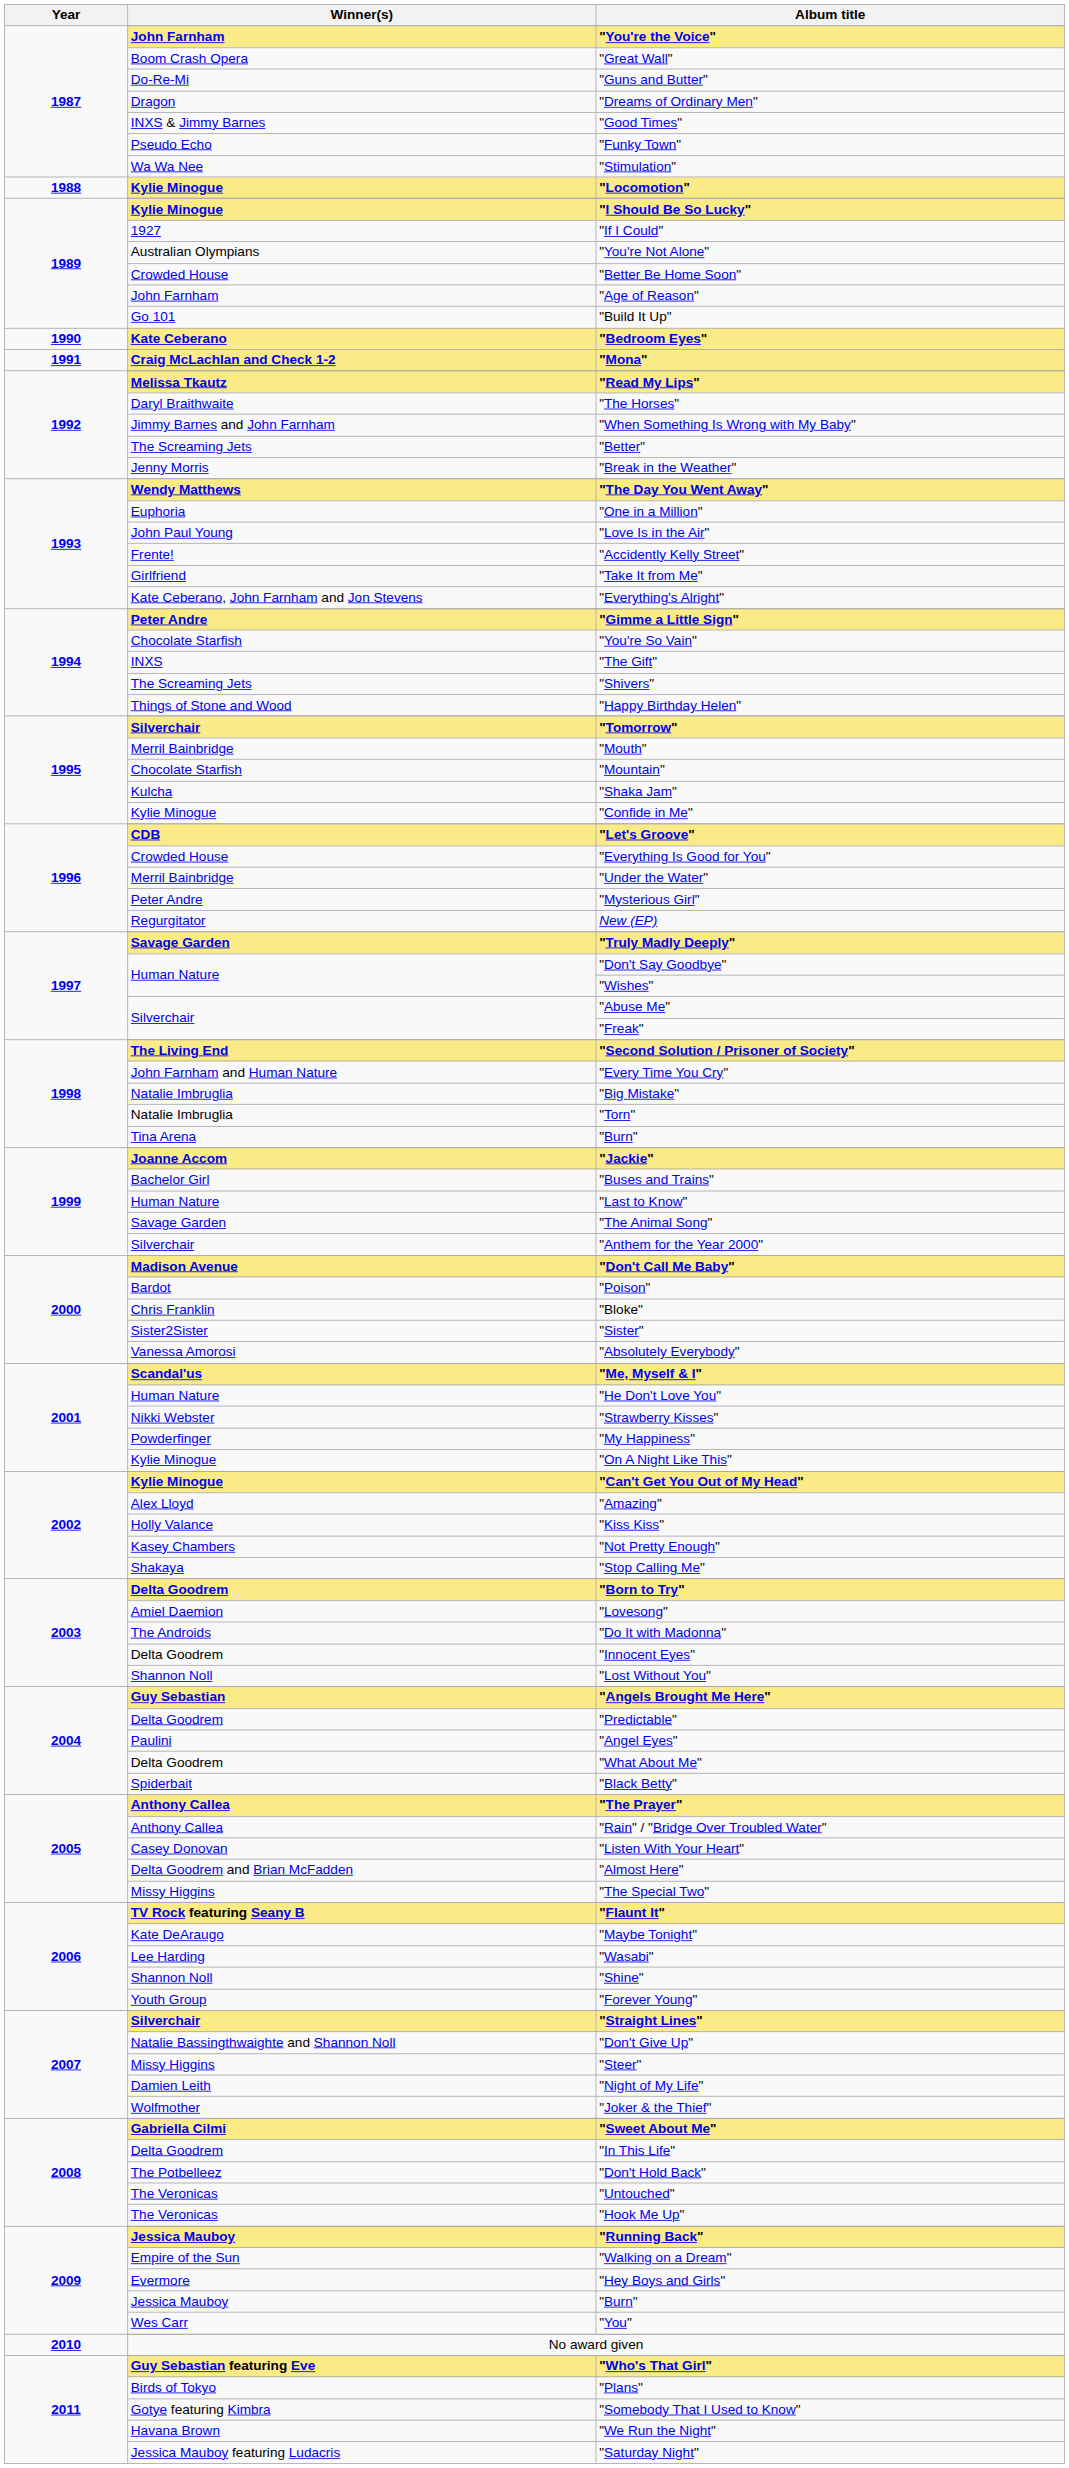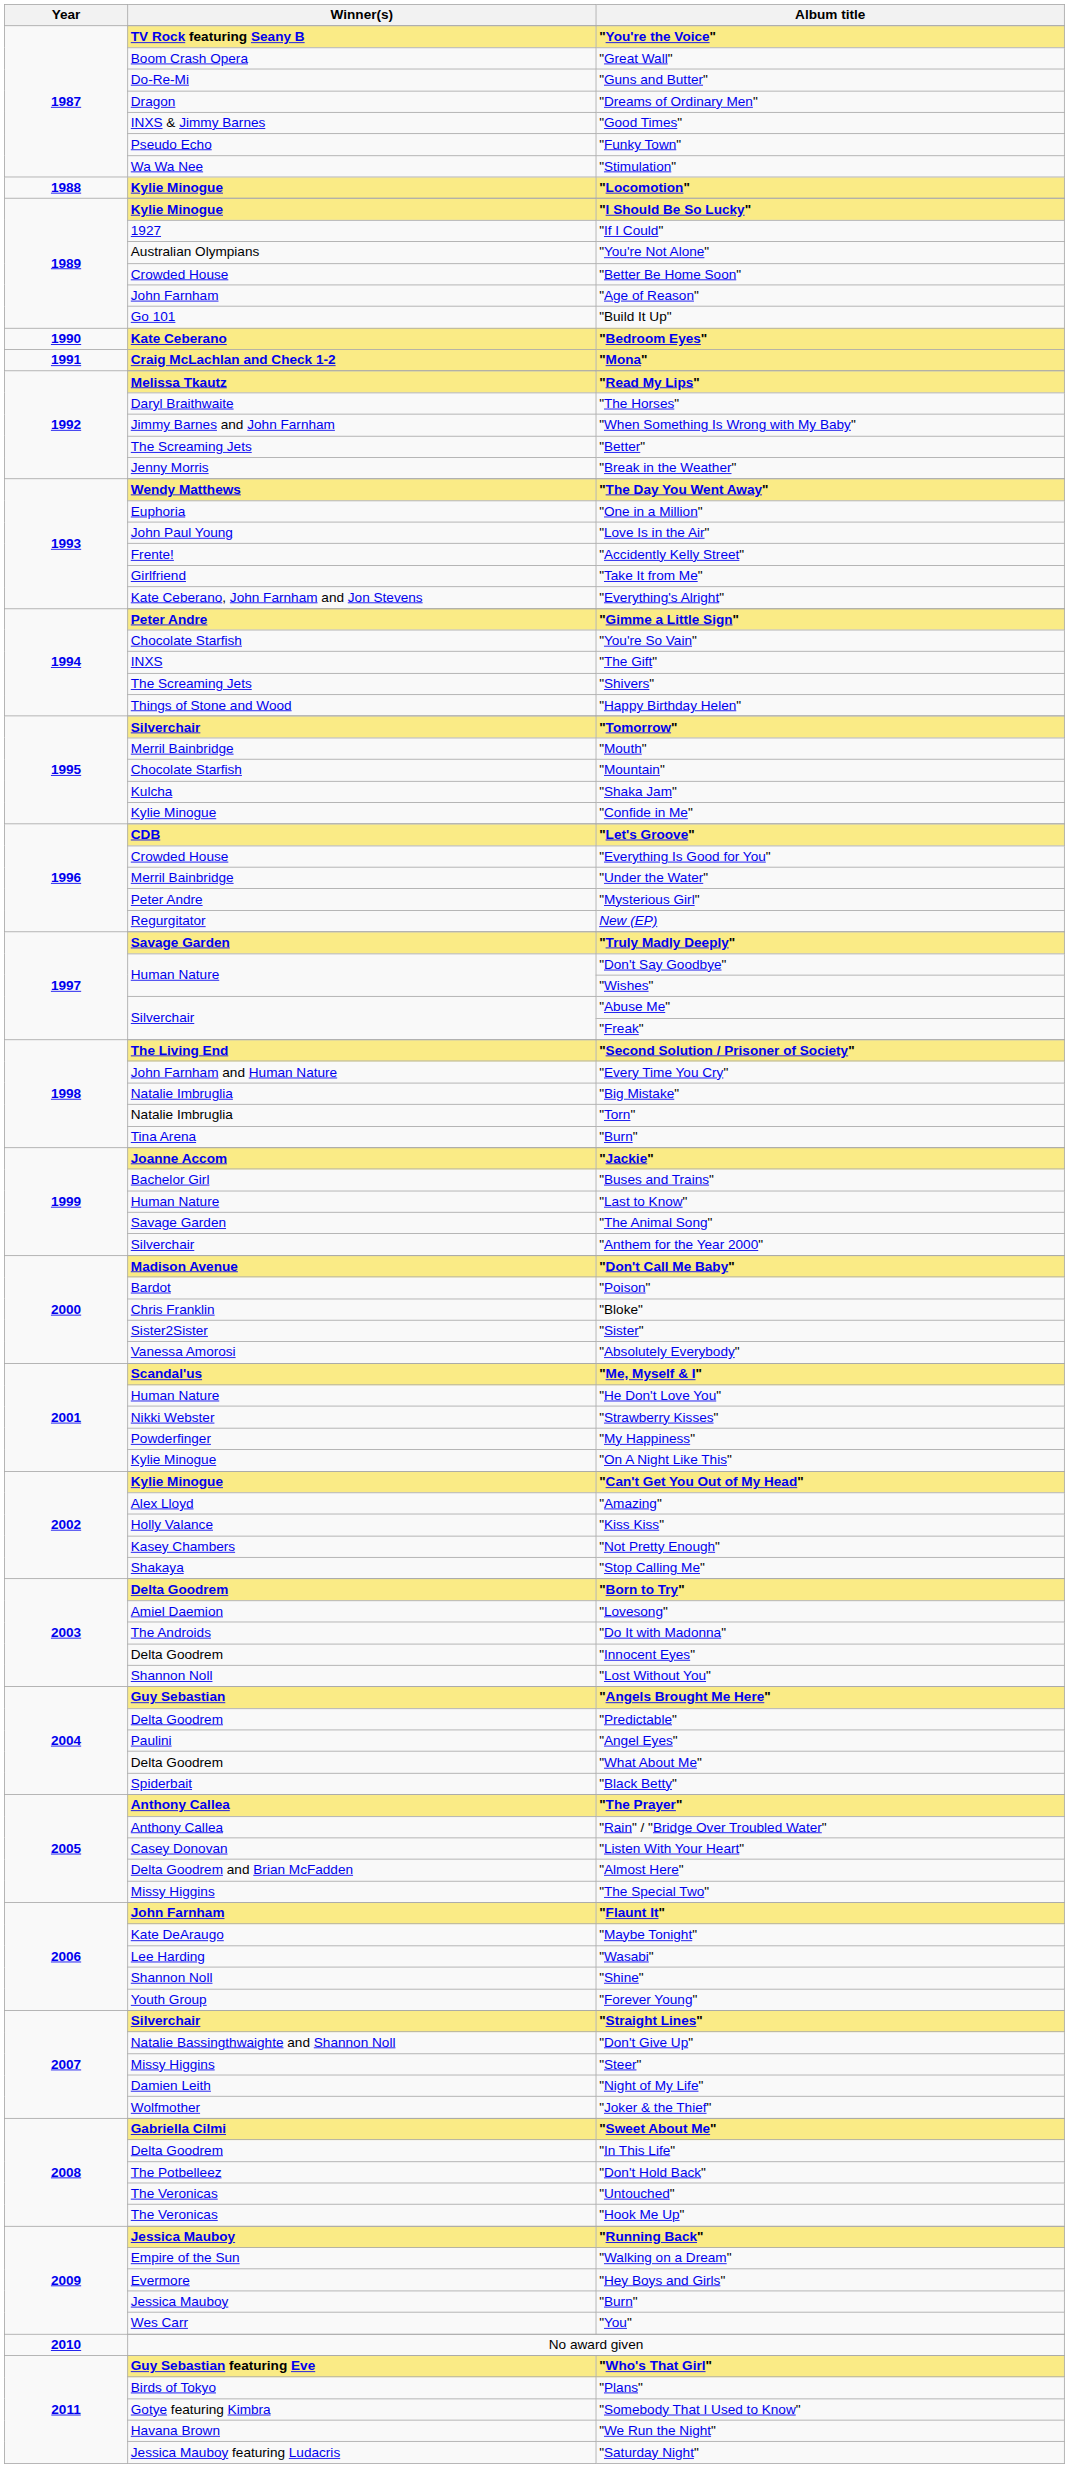(178, 36) John Farnham -> (218, 36) TV Rock featuring Seany B
(218, 1913) TV Rock featuring Seany B -> (178, 1913) John Farnham
